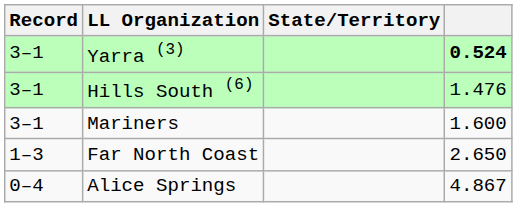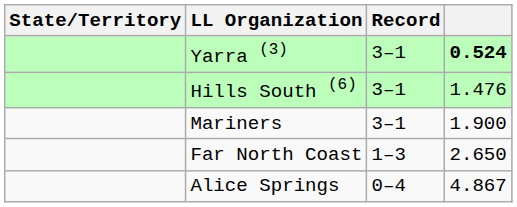columns swapped: (354, 20) <-> (44, 20)
(478, 124) 1.600 -> (478, 124) 1.900
